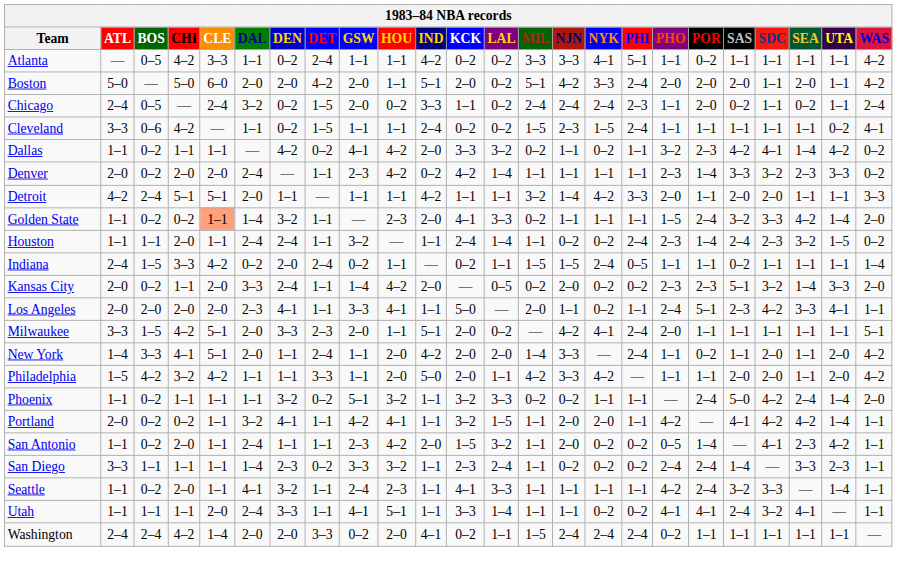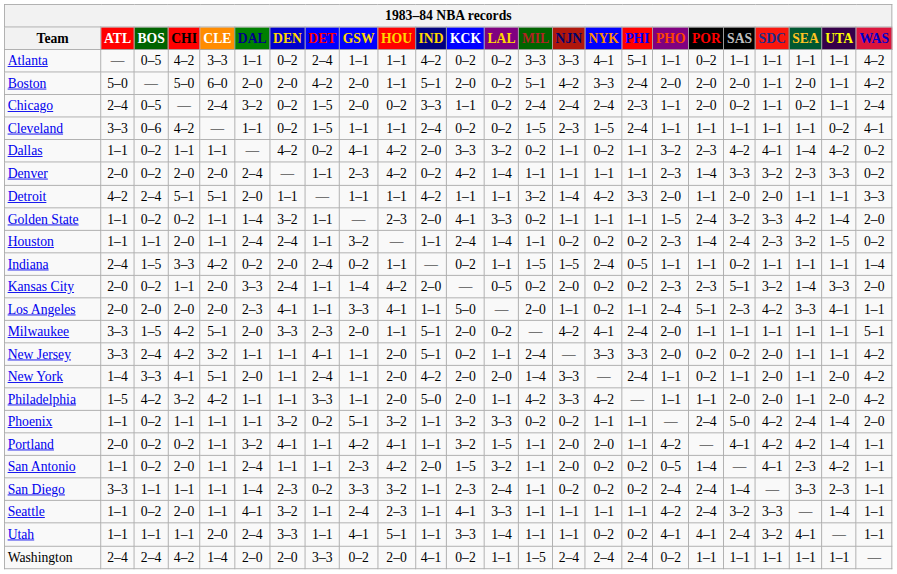(217, 218) lightsalmon background -> (217, 218) no background
(637, 241) 2–4 -> (637, 241) 0–2
+ row: (39, 354)
